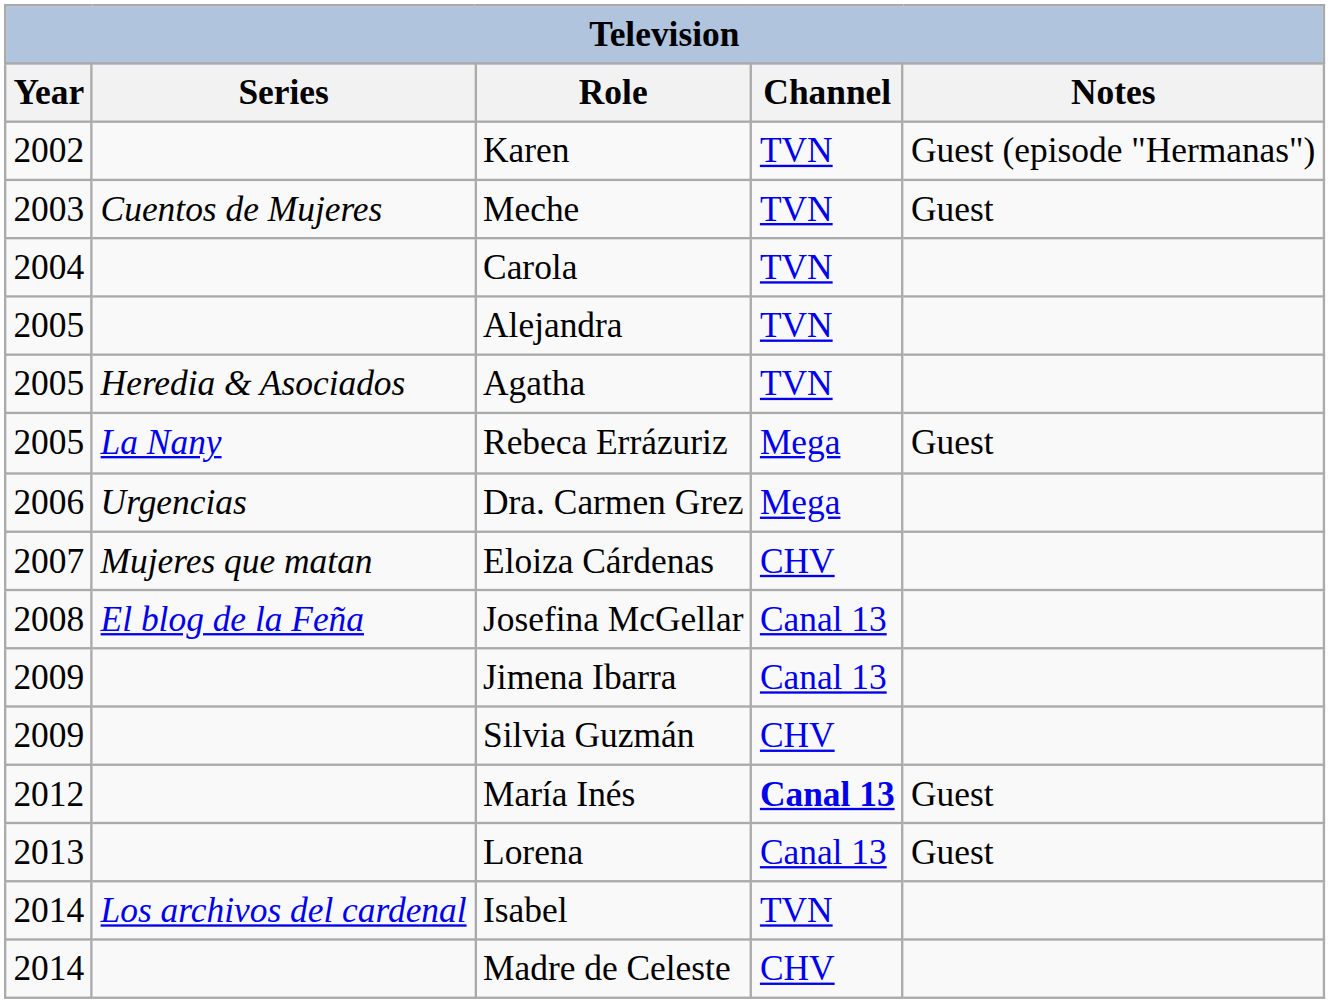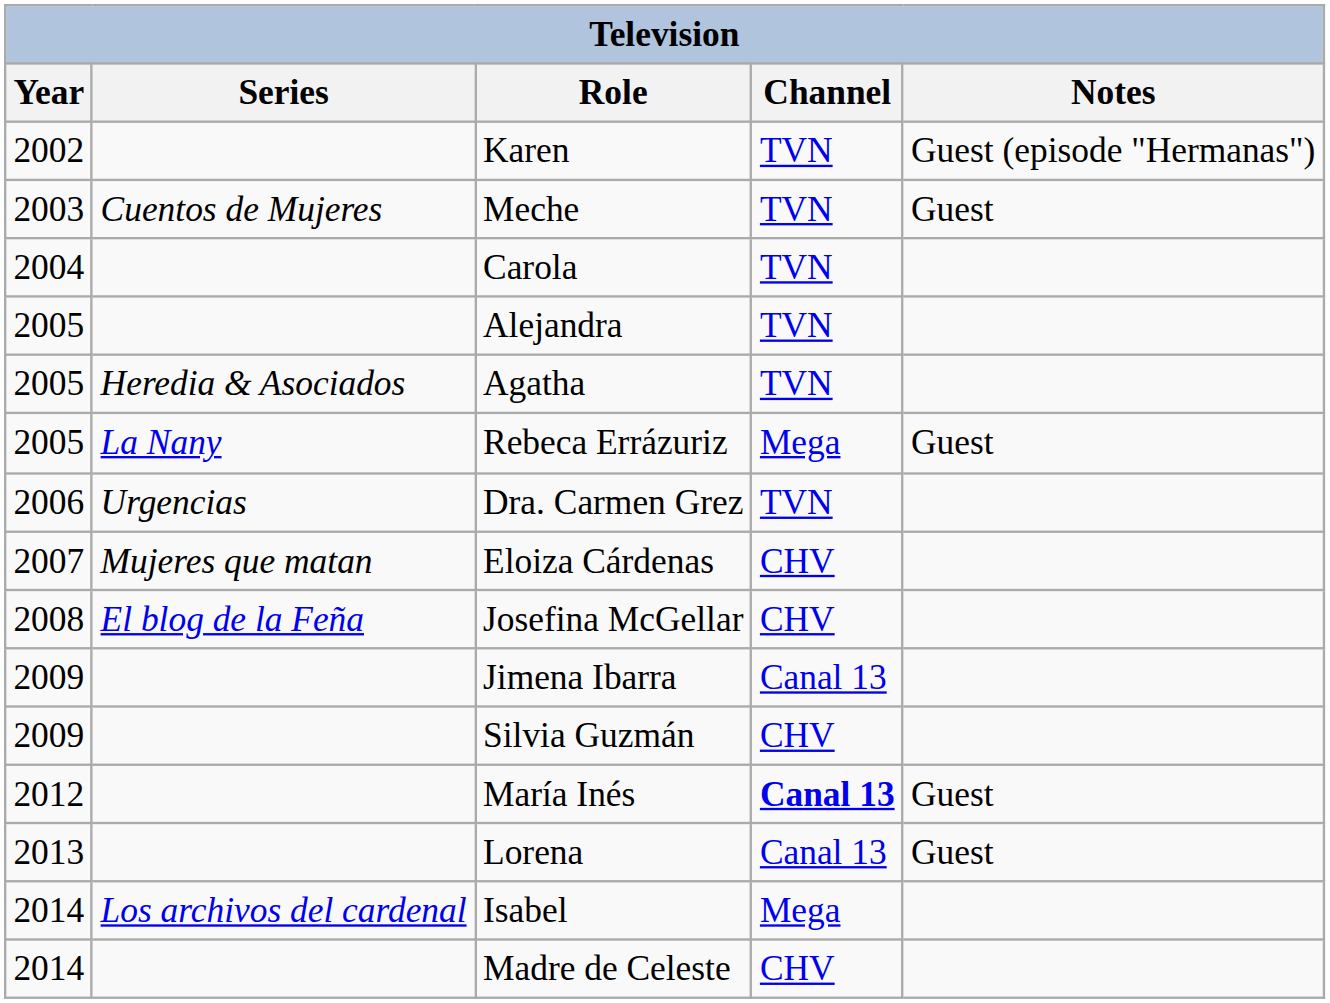(800, 501) Mega -> (796, 501) TVN
(823, 617) Canal 13 -> (797, 617) CHV
(796, 909) TVN -> (800, 909) Mega
